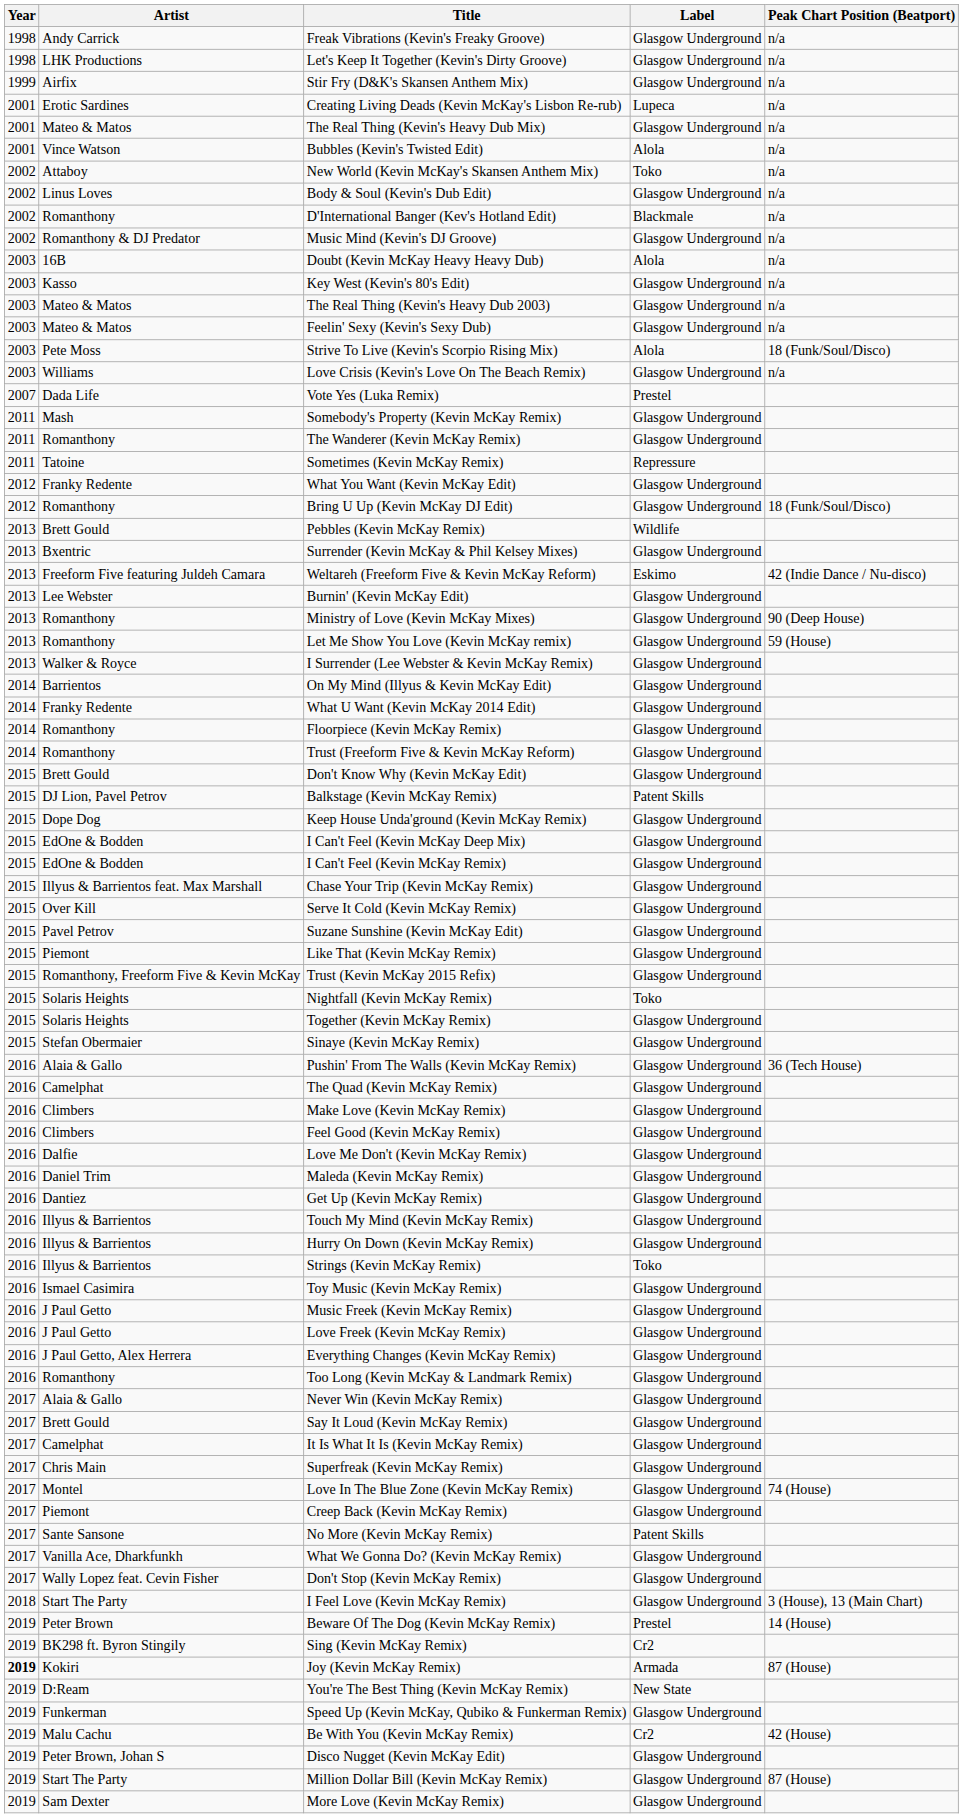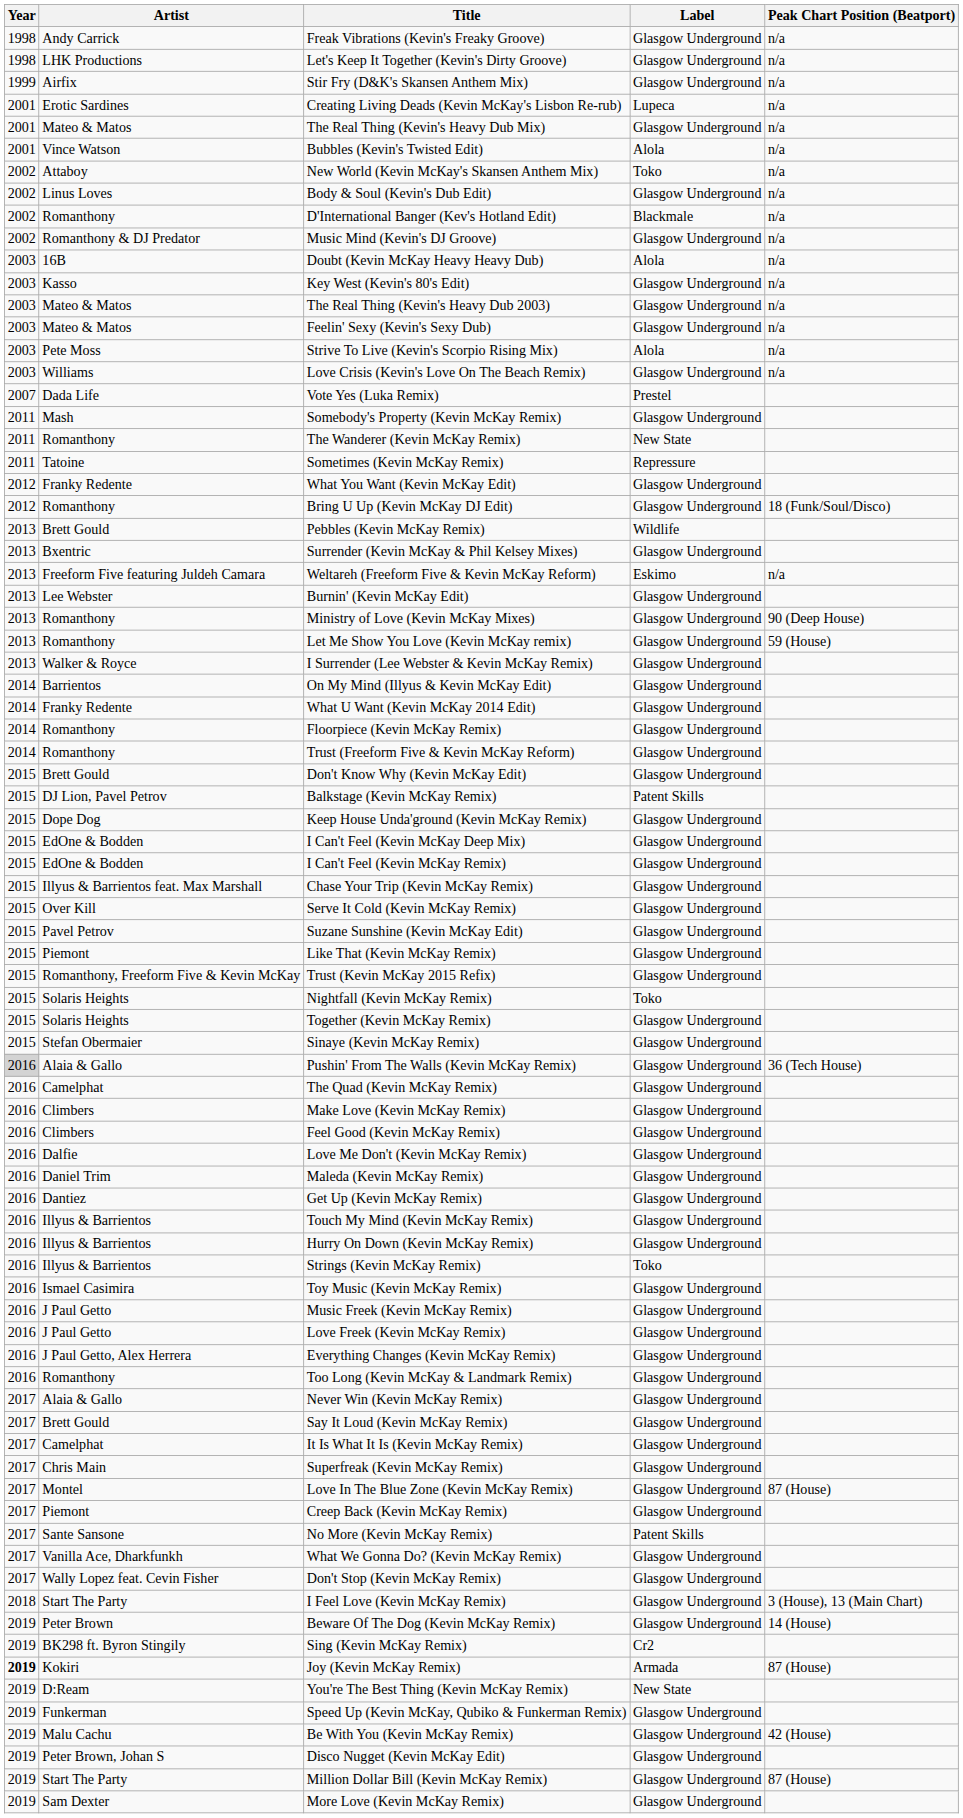(829, 350) 18 (Funk/Soul/Disco) -> (777, 350) n/a
(697, 439) Glasgow Underground -> (662, 439) New State
(847, 573) 42 (Indie Dance / Nu-disco) -> (777, 573) n/a
(22, 1065) no background -> (22, 1065) lightgrey background
(799, 1489) 74 (House) -> (799, 1489) 87 (House)
(652, 1623) Prestel -> (697, 1623) Glasgow Underground
(644, 1735) Cr2 -> (697, 1735) Glasgow Underground
